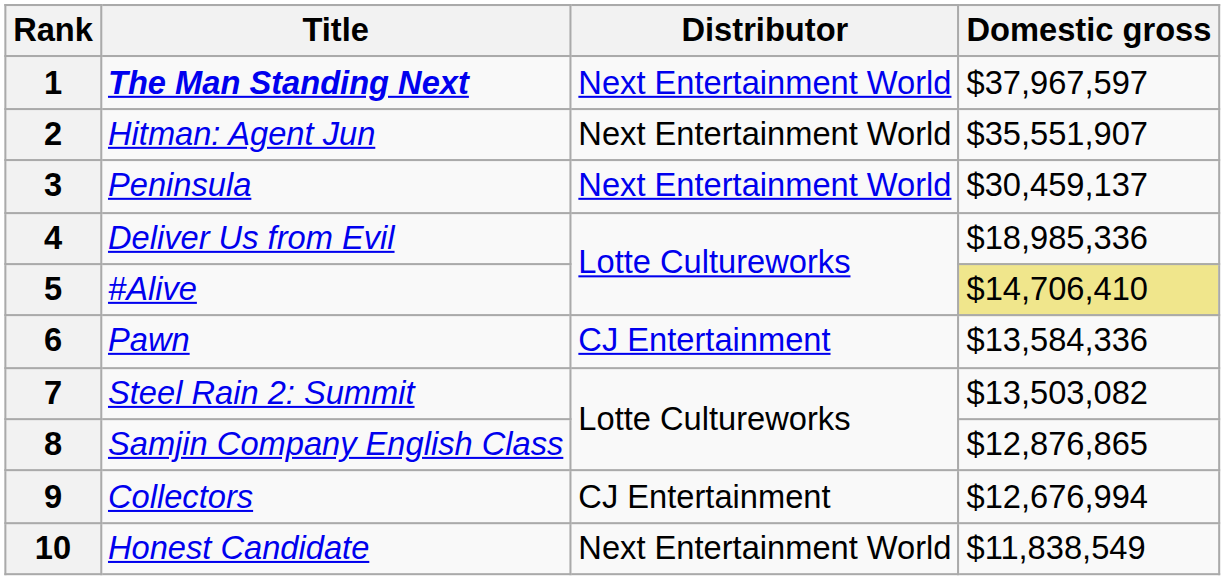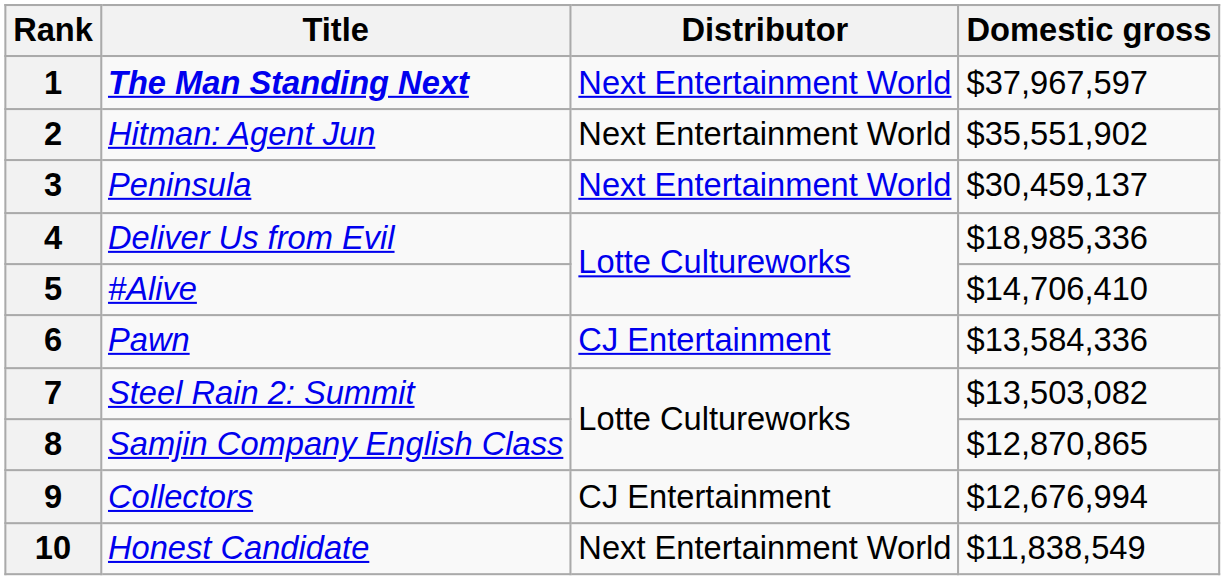(1057, 133) $35,551,907 -> (1057, 133) $35,551,902
(1057, 289) khaki background -> (1057, 289) no background
(1057, 444) $12,876,865 -> (1057, 444) $12,870,865
